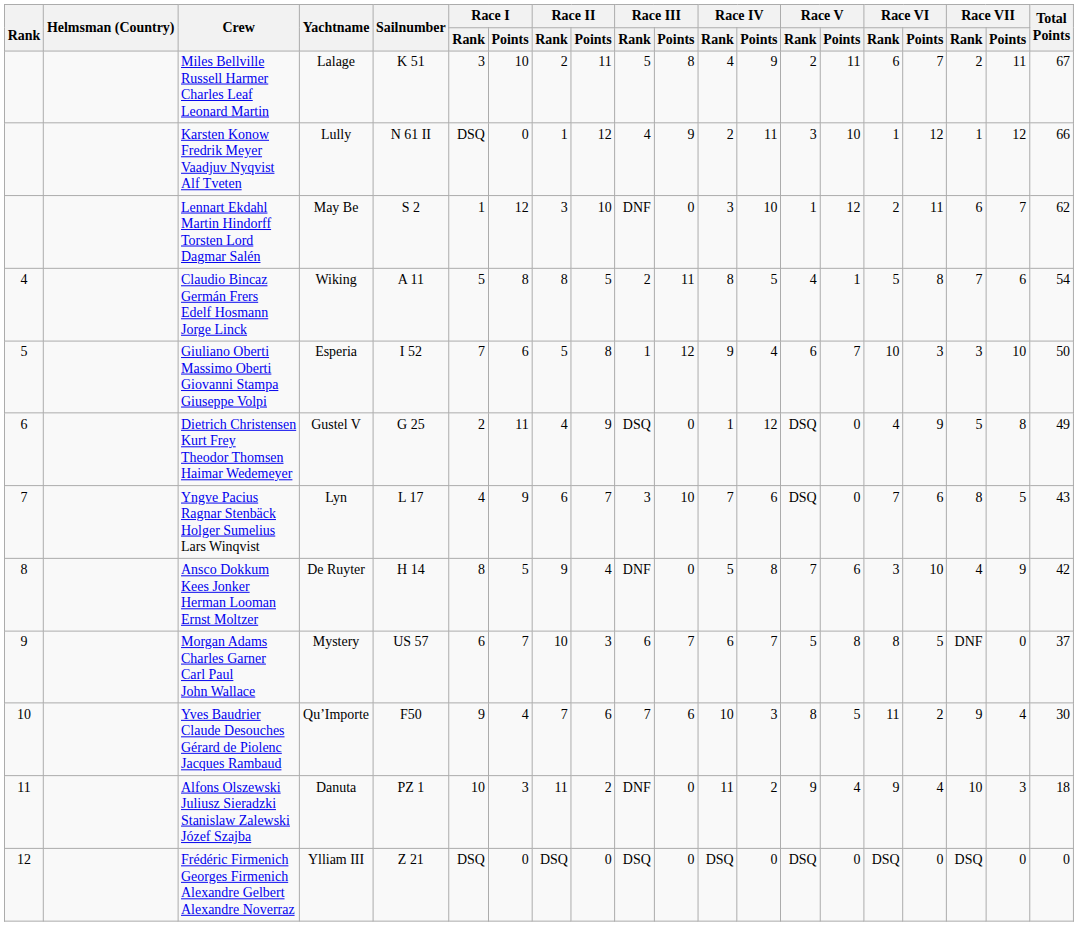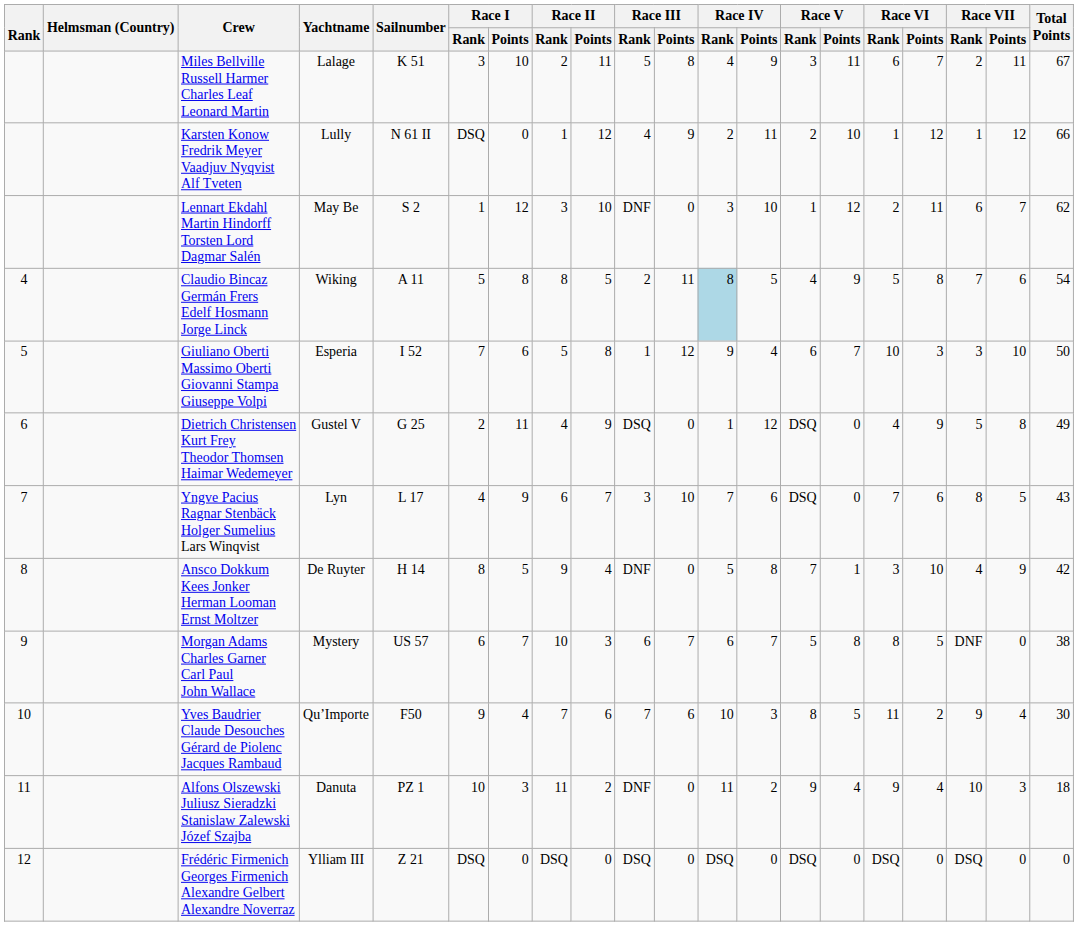(813, 62) 2 -> (813, 62) 3
(813, 134) 3 -> (813, 134) 2
(730, 280) no background -> (730, 280) lightblue background
(857, 280) 1 -> (857, 280) 9
(857, 570) 6 -> (857, 570) 1
(1063, 642) 37 -> (1063, 642) 38
